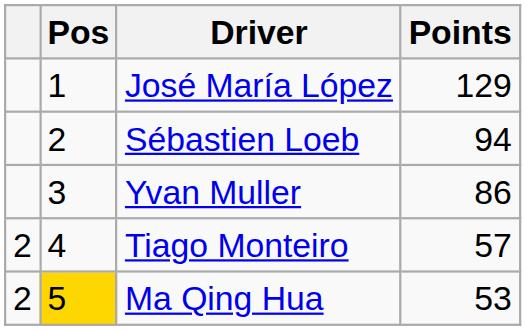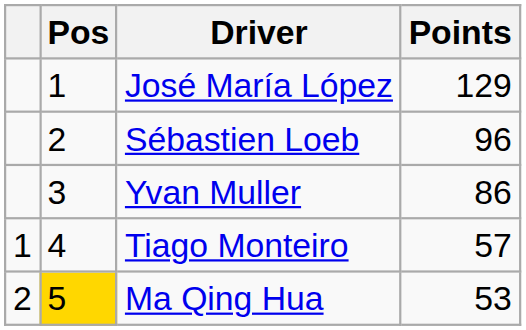(493, 139) 94 -> (493, 139) 96
(22, 246) 2 -> (22, 246) 1
